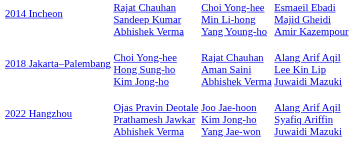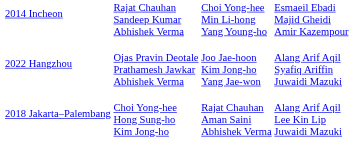rows swapped: (58, 64) <-> (39, 114)
